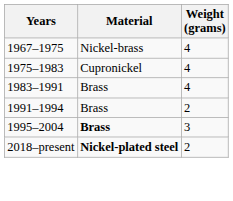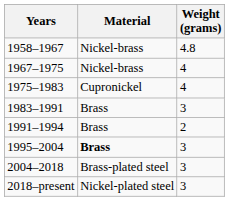+ row: (35, 48)
(187, 87) 4 -> (183, 107) 3
+ row: (35, 166)
(129, 147) bold -> (127, 186) normal
(187, 147) 2 -> (183, 186) 3
